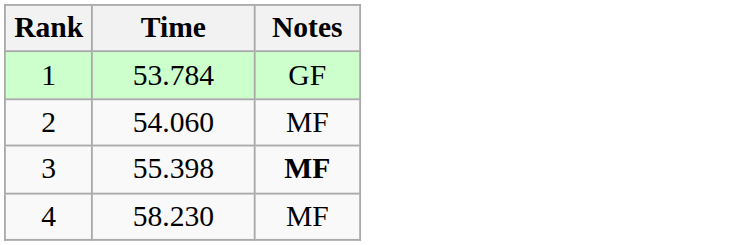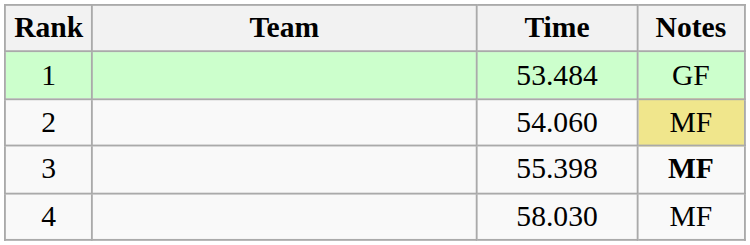+ column: (284, 27)
(173, 74) 53.784 -> (557, 74) 53.484
(307, 121) no background -> (691, 121) khaki background
(173, 215) 58.230 -> (557, 215) 58.030
